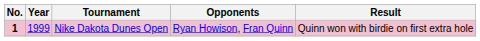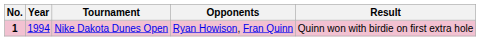(39, 28) 1999 -> (39, 28) 1994
